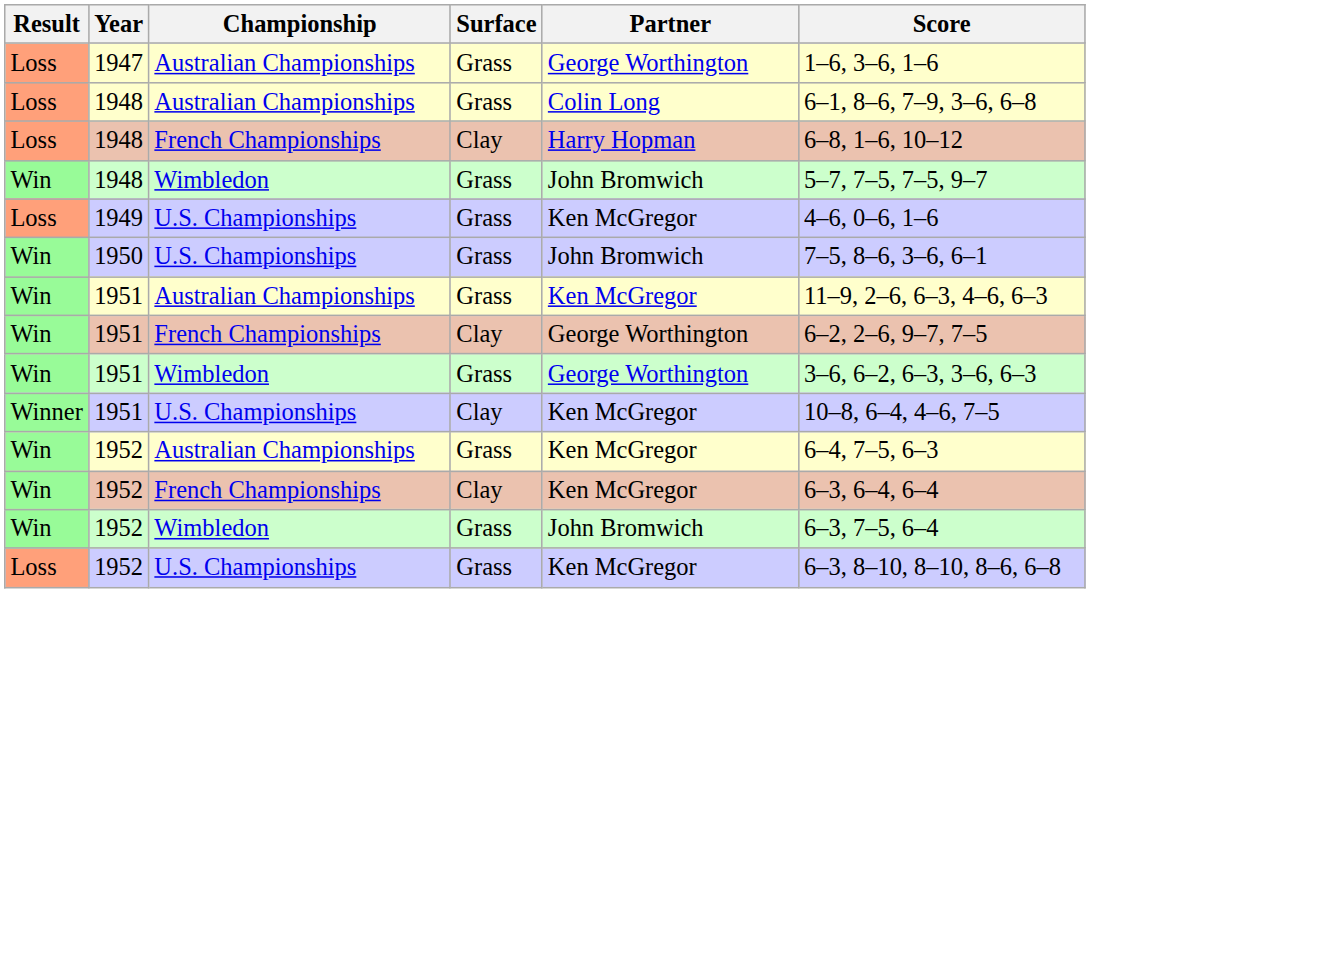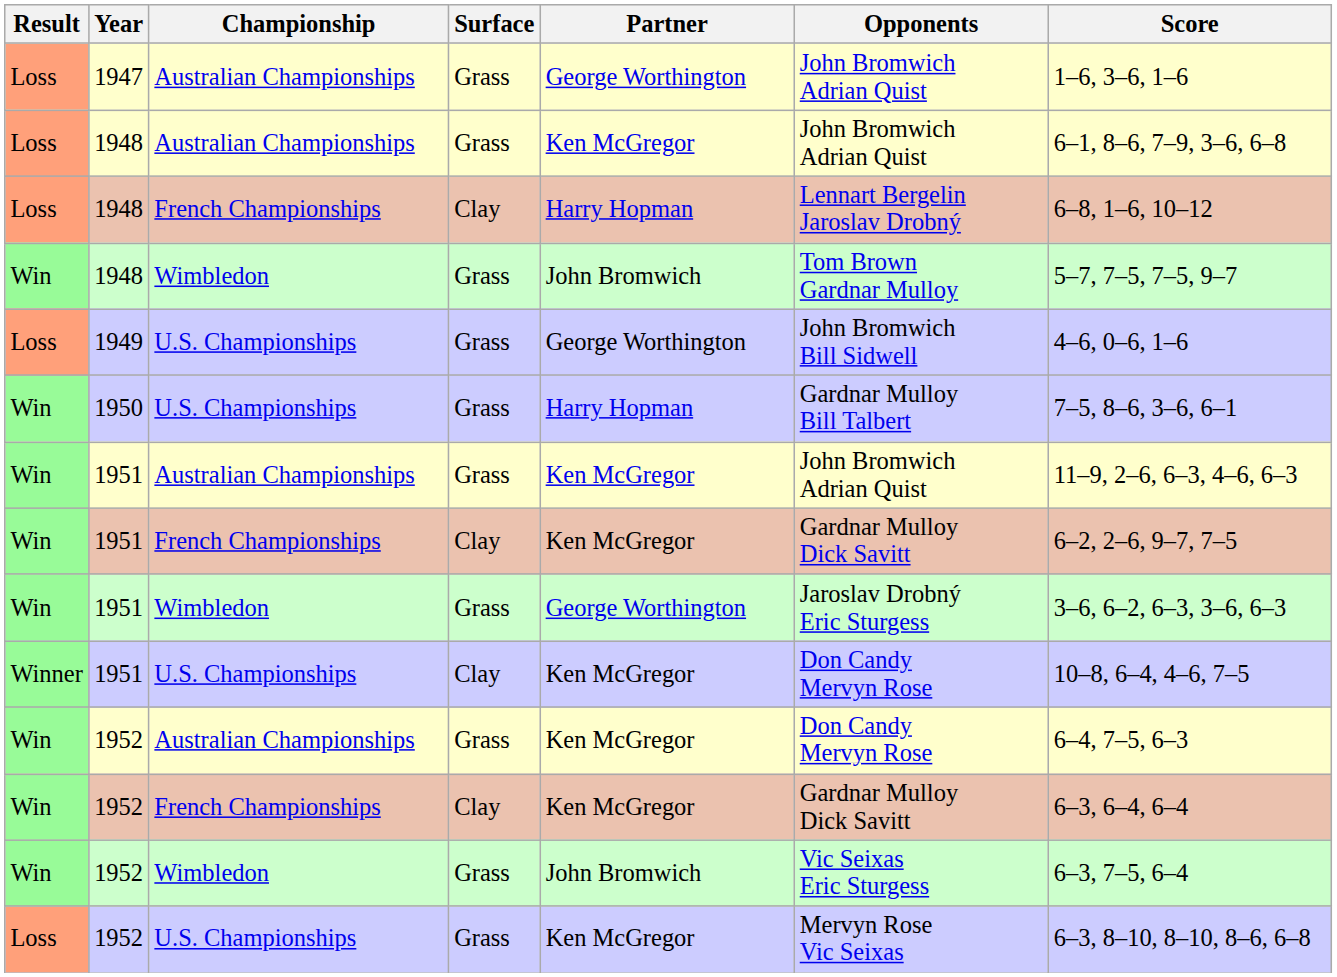+ column: (921, 23)
(604, 101) Colin Long -> (620, 142) Ken McGregor
(622, 218) Ken McGregor -> (646, 341) George Worthington
(626, 256) John Bromwich -> (619, 408) Harry Hopman
(648, 334) George Worthington -> (620, 541) Ken McGregor
